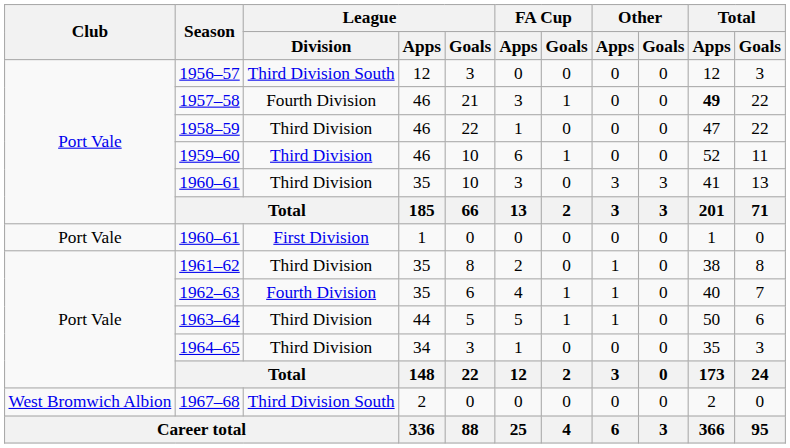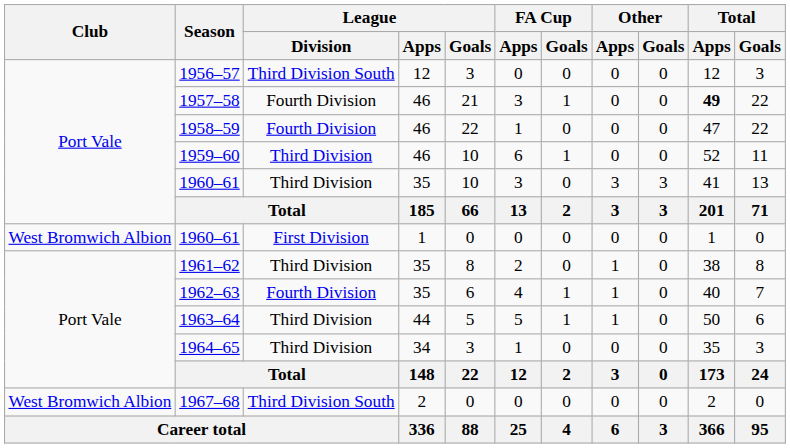(321, 127) Third Division -> (321, 127) Fourth Division
(90, 237) Port Vale -> (90, 237) West Bromwich Albion
